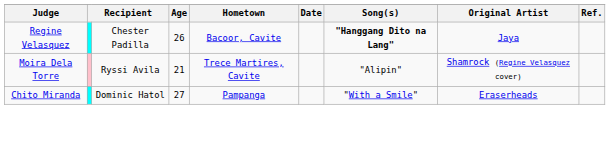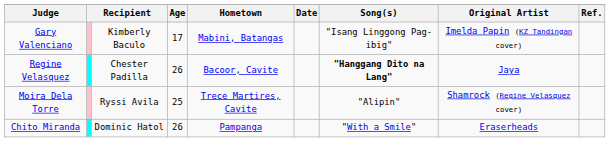+ row: (46, 38)
(179, 70) 21 -> (177, 102) 25
(179, 95) 27 -> (177, 128) 26
